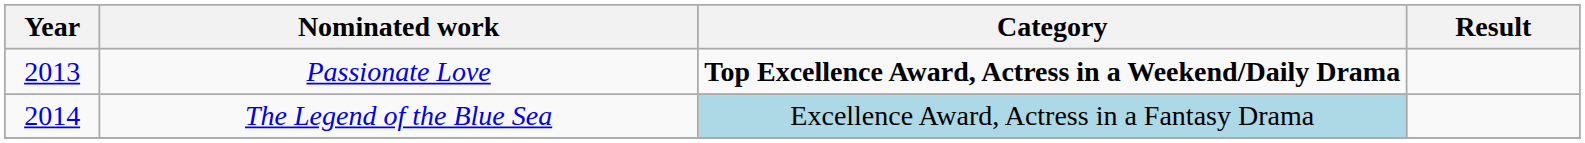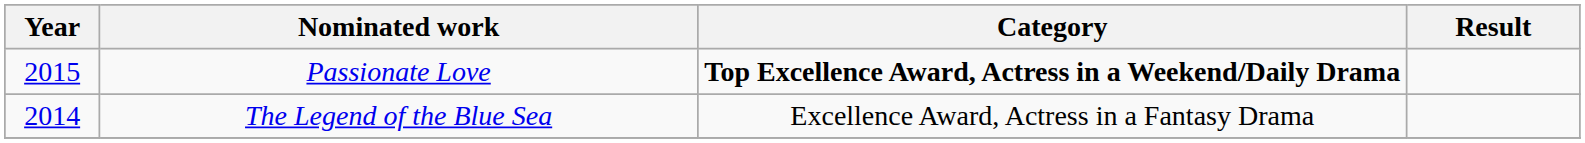(52, 71) 2013 -> (52, 71) 2015
(1052, 115) lightblue background -> (1052, 115) no background
